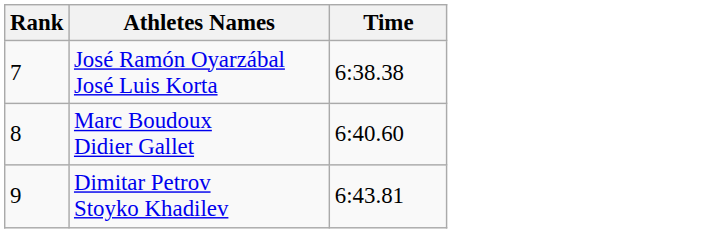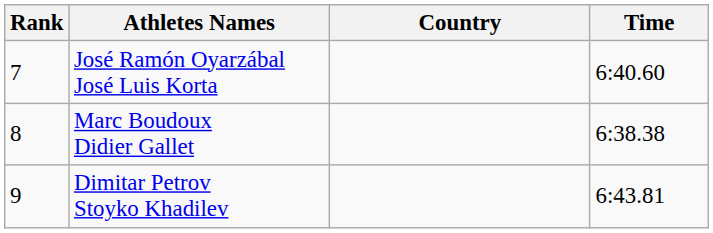+ column: (460, 22)
(369, 71) 6:38.38 -> (630, 71) 6:40.60
(369, 133) 6:40.60 -> (630, 133) 6:38.38
